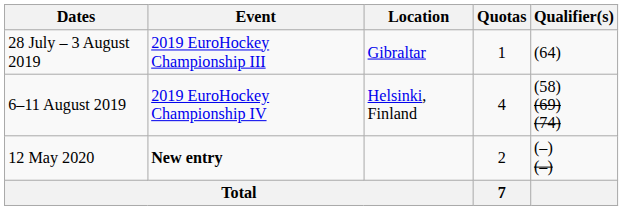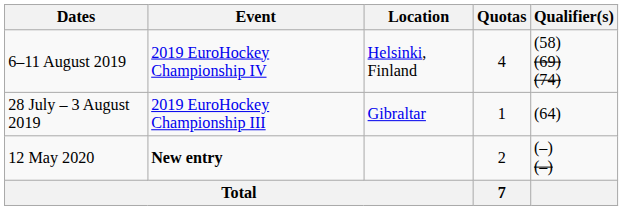rows swapped: (69, 52) <-> (67, 104)
